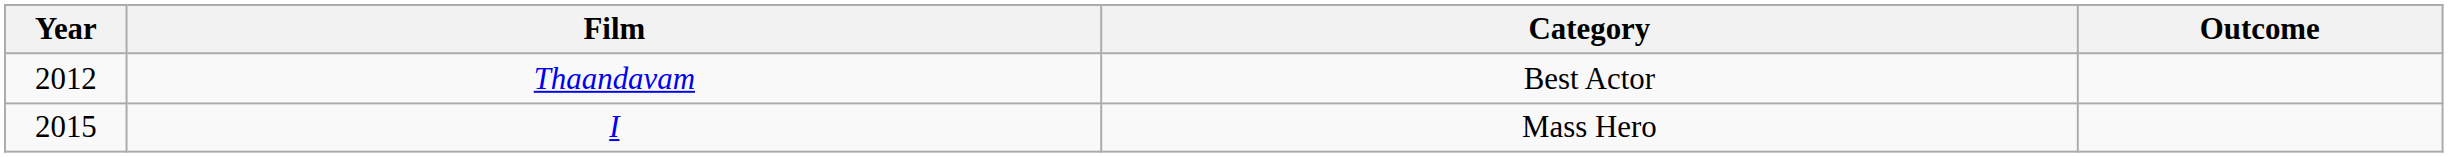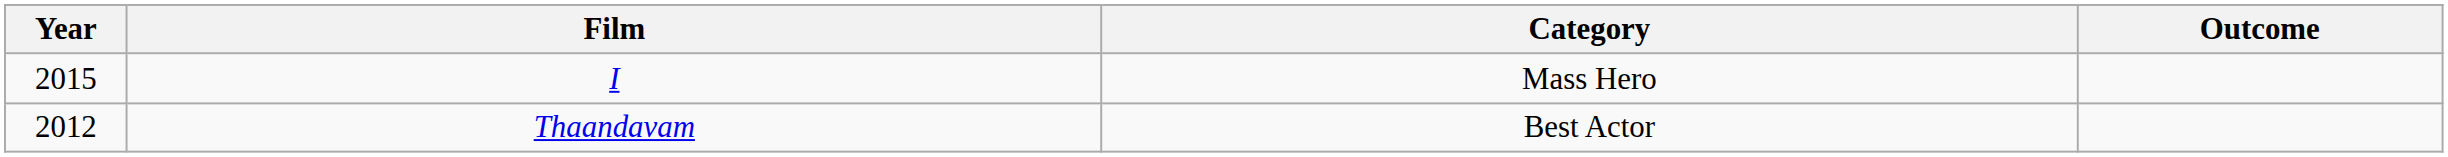rows swapped: (614, 77) <-> (614, 126)
